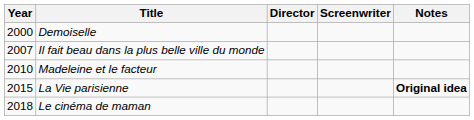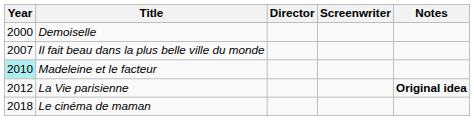(20, 69) no background -> (20, 69) paleturquoise background
(20, 87) 2015 -> (20, 87) 2012
